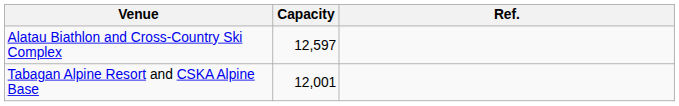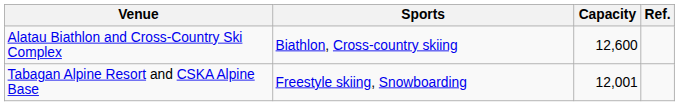+ column: (423, 15)
(315, 44) 12,597 -> (617, 44) 12,600
